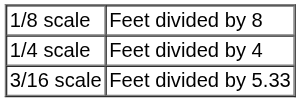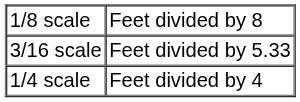rows swapped: (56, 80) <-> (50, 50)
